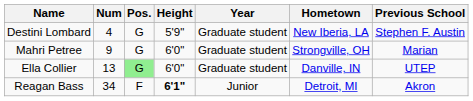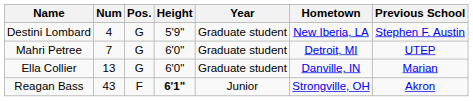(109, 50) 9 -> (109, 50) 7
(331, 50) Strongville, OH -> (331, 50) Detroit, MI
(420, 50) Marian -> (420, 50) UTEP
(139, 68) lightgreen background -> (139, 68) no background
(420, 68) UTEP -> (420, 68) Marian
(109, 86) 34 -> (109, 86) 43
(331, 86) Detroit, MI -> (331, 86) Strongville, OH
